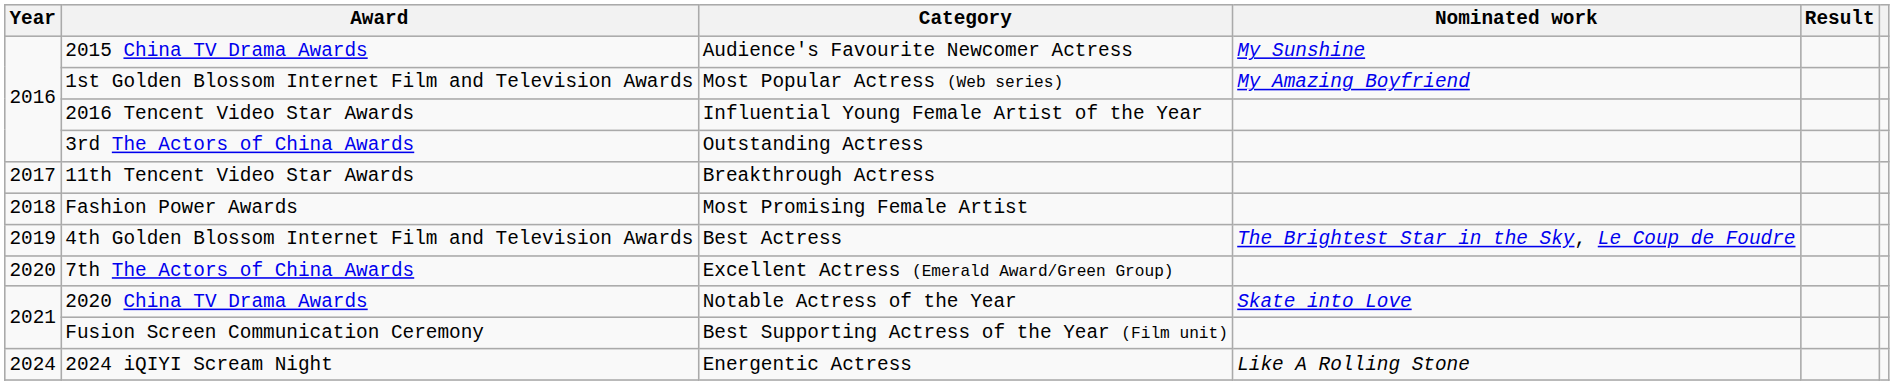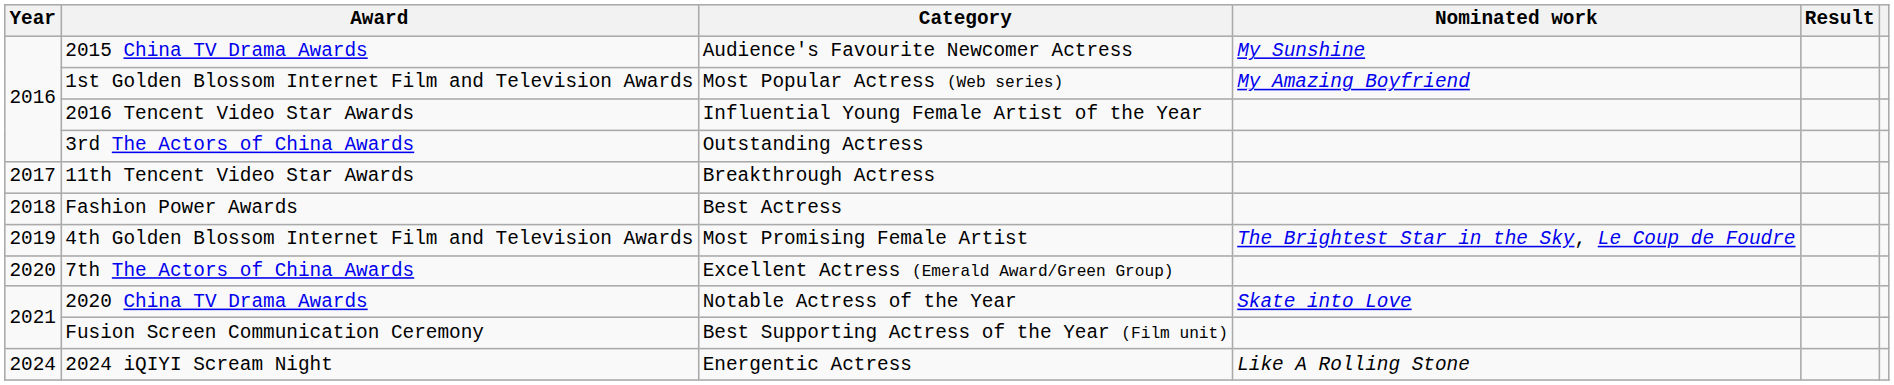(865, 209) Most Promising Female Artist -> (772, 209) Best Actress
(772, 240) Best Actress -> (865, 240) Most Promising Female Artist
